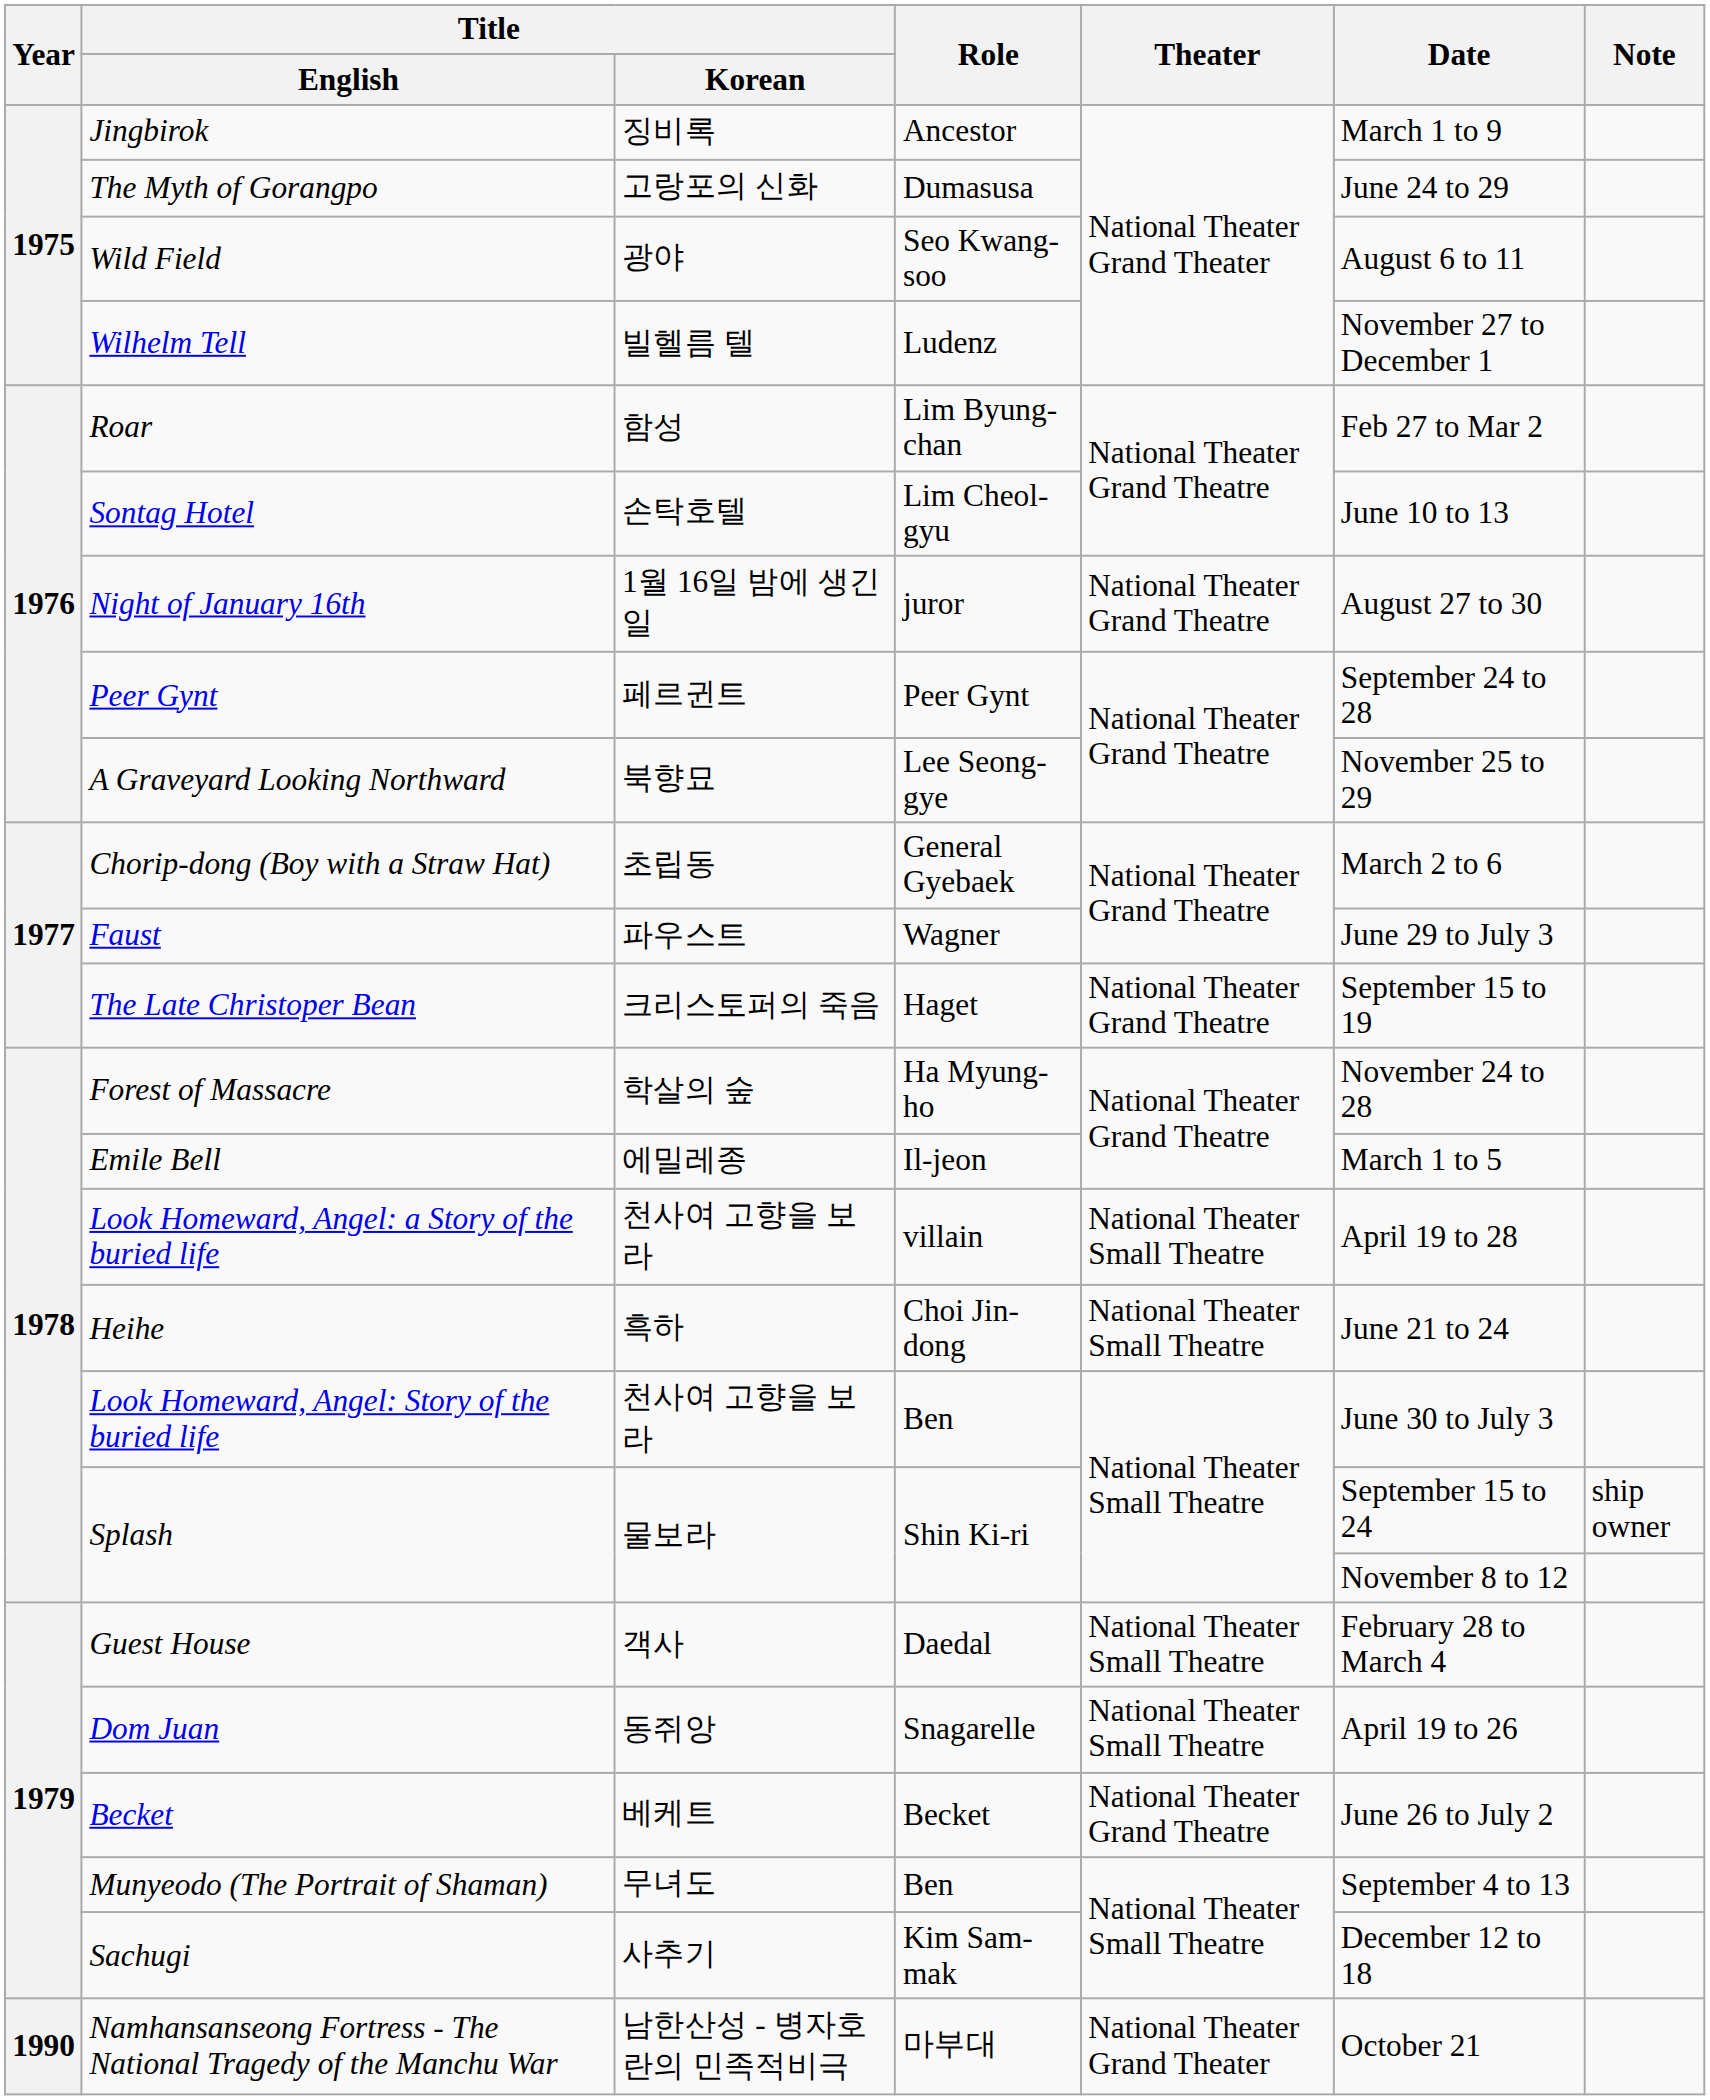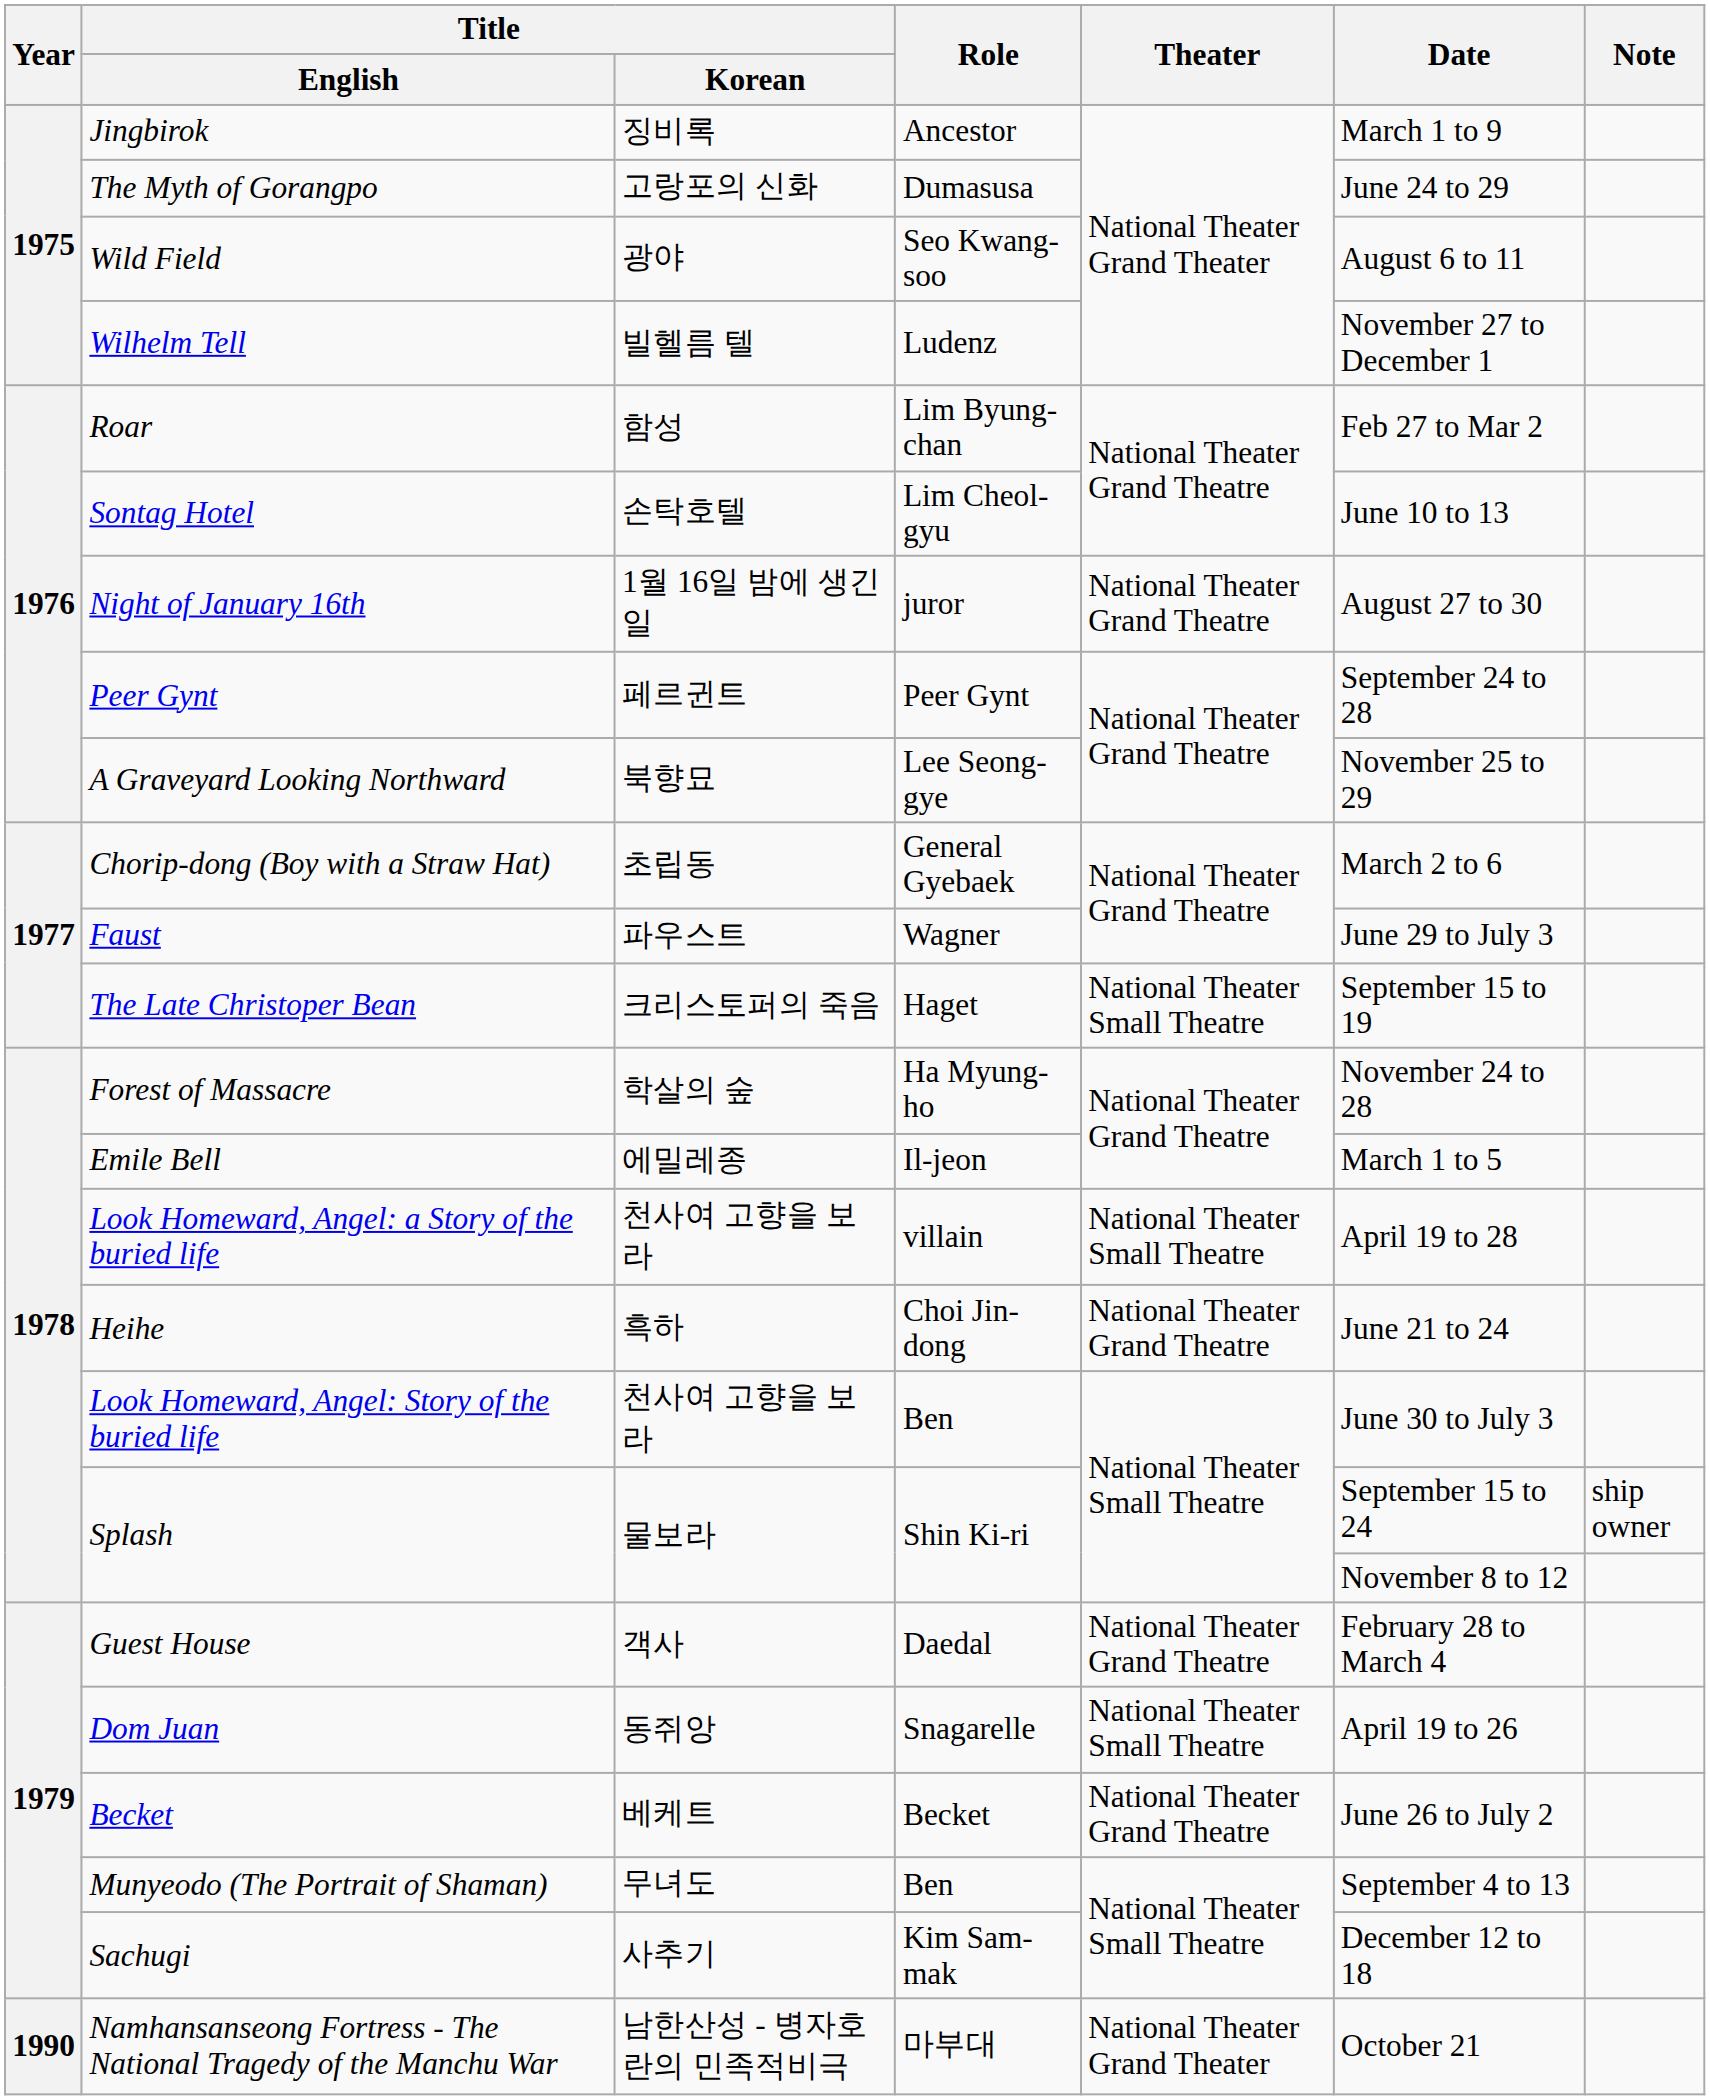(1194, 1005) National Theater Grand Theatre -> (1194, 1005) National Theater Small Theatre
(1194, 1327) National Theater Small Theatre -> (1194, 1327) National Theater Grand Theatre
(1194, 1644) National Theater Small Theatre -> (1194, 1644) National Theater Grand Theatre
